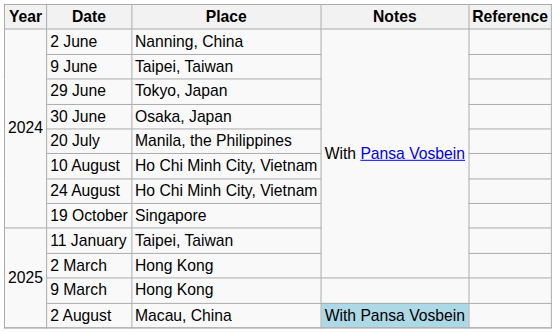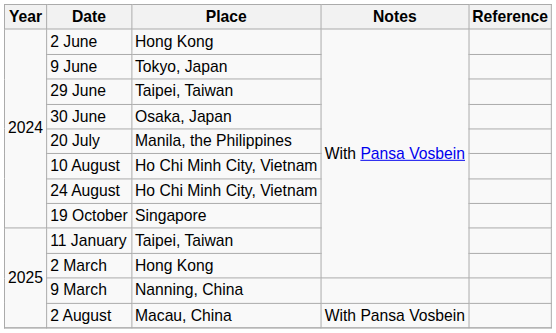(189, 41) Nanning, China -> (174, 41) Hong Kong
(184, 66) Taipei, Taiwan -> (181, 66) Tokyo, Japan
(181, 91) Tokyo, Japan -> (184, 91) Taipei, Taiwan
(174, 290) Hong Kong -> (189, 290) Nanning, China
(395, 315) lightblue background -> (395, 315) no background
